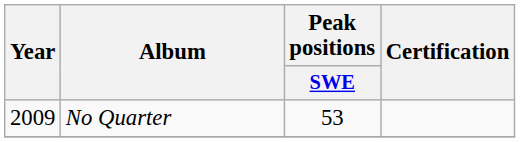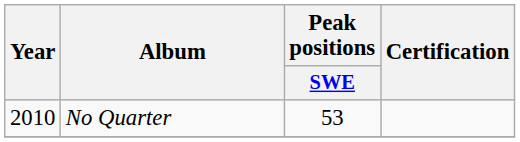(33, 117) 2009 -> (33, 117) 2010
